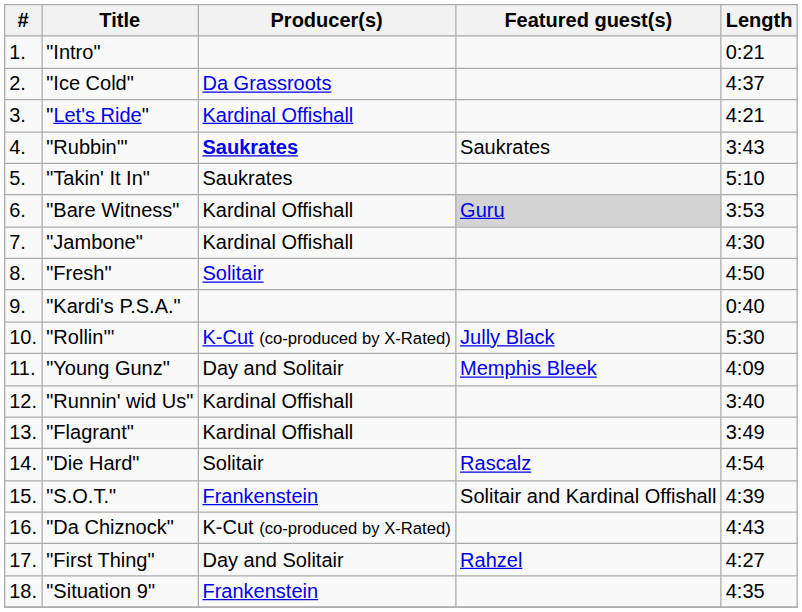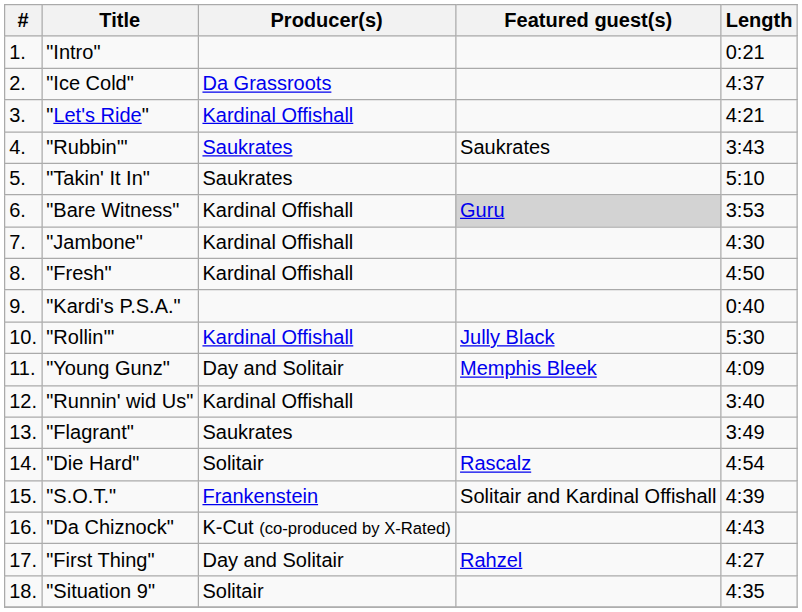(250, 147) bold -> (247, 147) normal
(233, 274) Solitair -> (278, 274) Kardinal Offishall
(327, 337) K-Cut (co-produced by X-Rated) -> (278, 337) Kardinal Offishall
(278, 432) Kardinal Offishall -> (247, 432) Saukrates
(260, 591) Frankenstein -> (233, 591) Solitair
